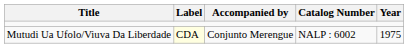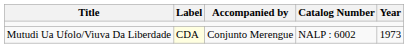(390, 34) 1975 -> (390, 34) 1973
